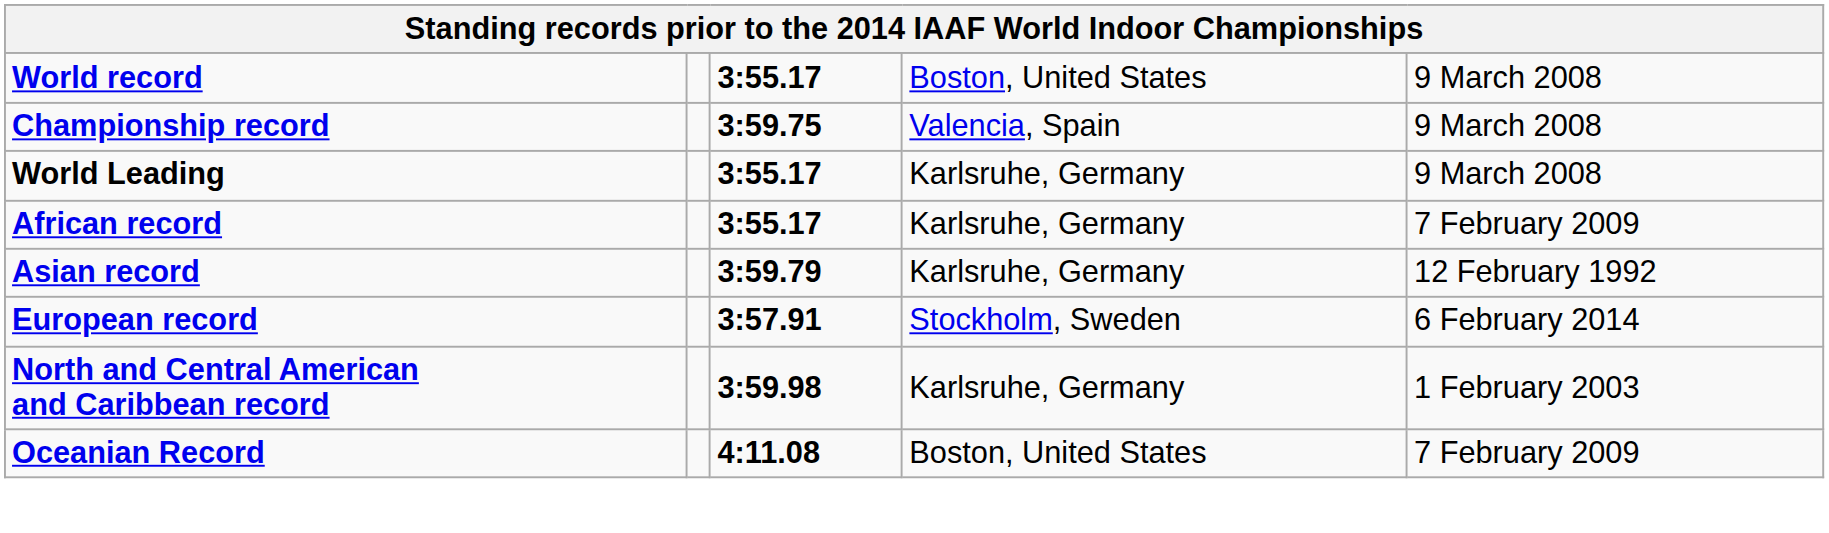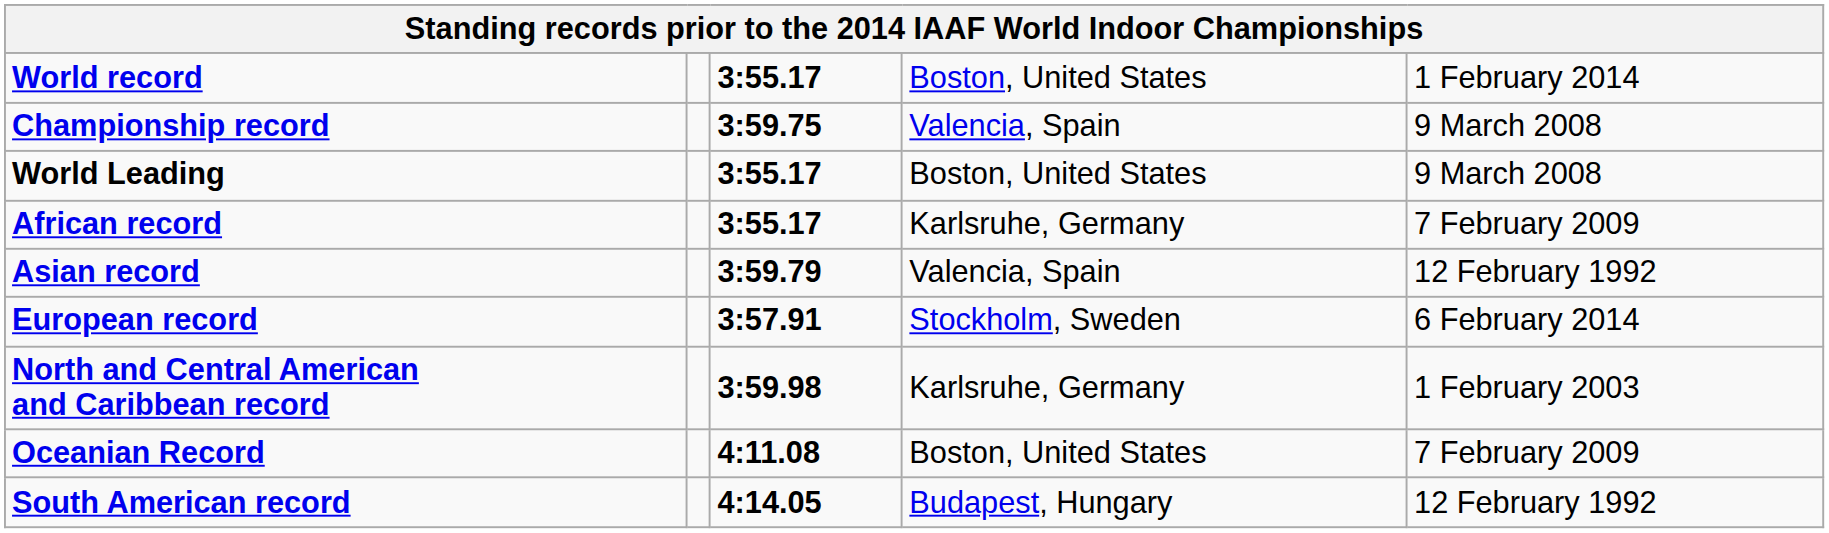(1508, 77) 9 March 2008 -> (1527, 77) 1 February 2014
(1047, 175) Karlsruhe, Germany -> (1058, 175) Boston, United States
(1047, 272) Karlsruhe, Germany -> (1015, 272) Valencia, Spain
+ row: (181, 501)
